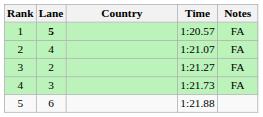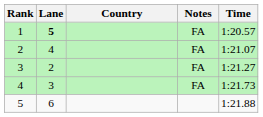columns swapped: (198, 13) <-> (238, 13)
